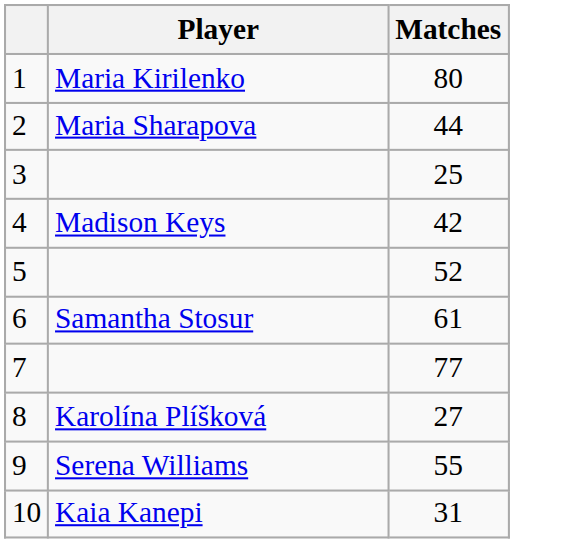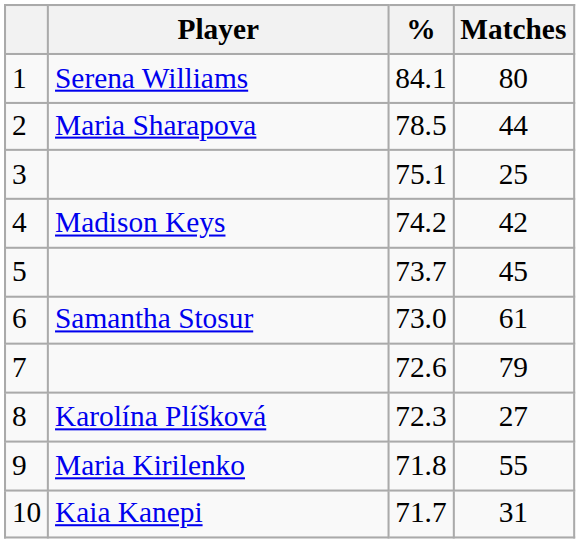+ column: (421, 29)
(150, 77) Maria Kirilenko -> (152, 77) Serena Williams
(448, 271) 52 -> (513, 271) 45
(448, 368) 77 -> (513, 368) 79
(152, 465) Serena Williams -> (150, 465) Maria Kirilenko
